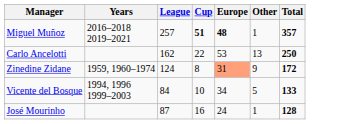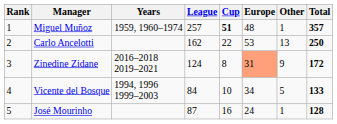+ column: (18, 12)
(109, 33) 2016–2018 2019–2021 -> (148, 27) 1959, 1960–1974
(222, 33) bold -> (249, 27) normal
(121, 69) 1959, 1960–1974 -> (136, 64) 2016–2018 2019–2021
